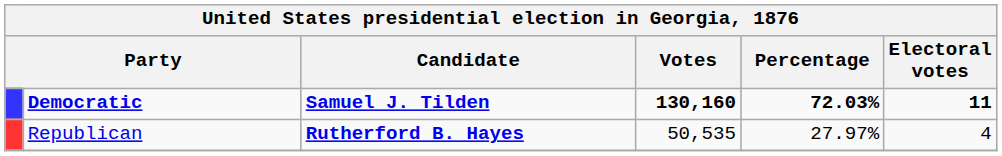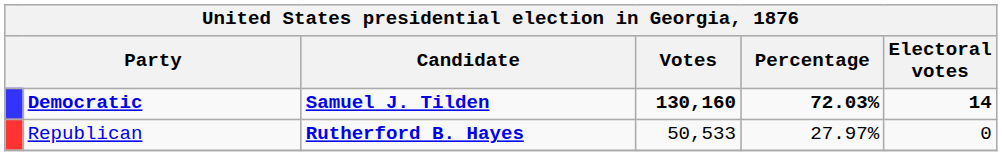(980, 104) 11 -> (980, 104) 14
(702, 135) 50,535 -> (702, 135) 50,533
(986, 135) 4 -> (986, 135) 0
